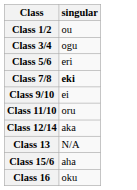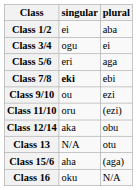+ column: (116, 12)
(67, 29) ou -> (65, 29) ei
(65, 95) ei -> (67, 95) ou
